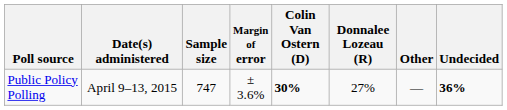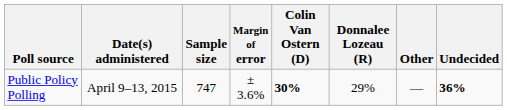(363, 87) 27% -> (363, 87) 29%
